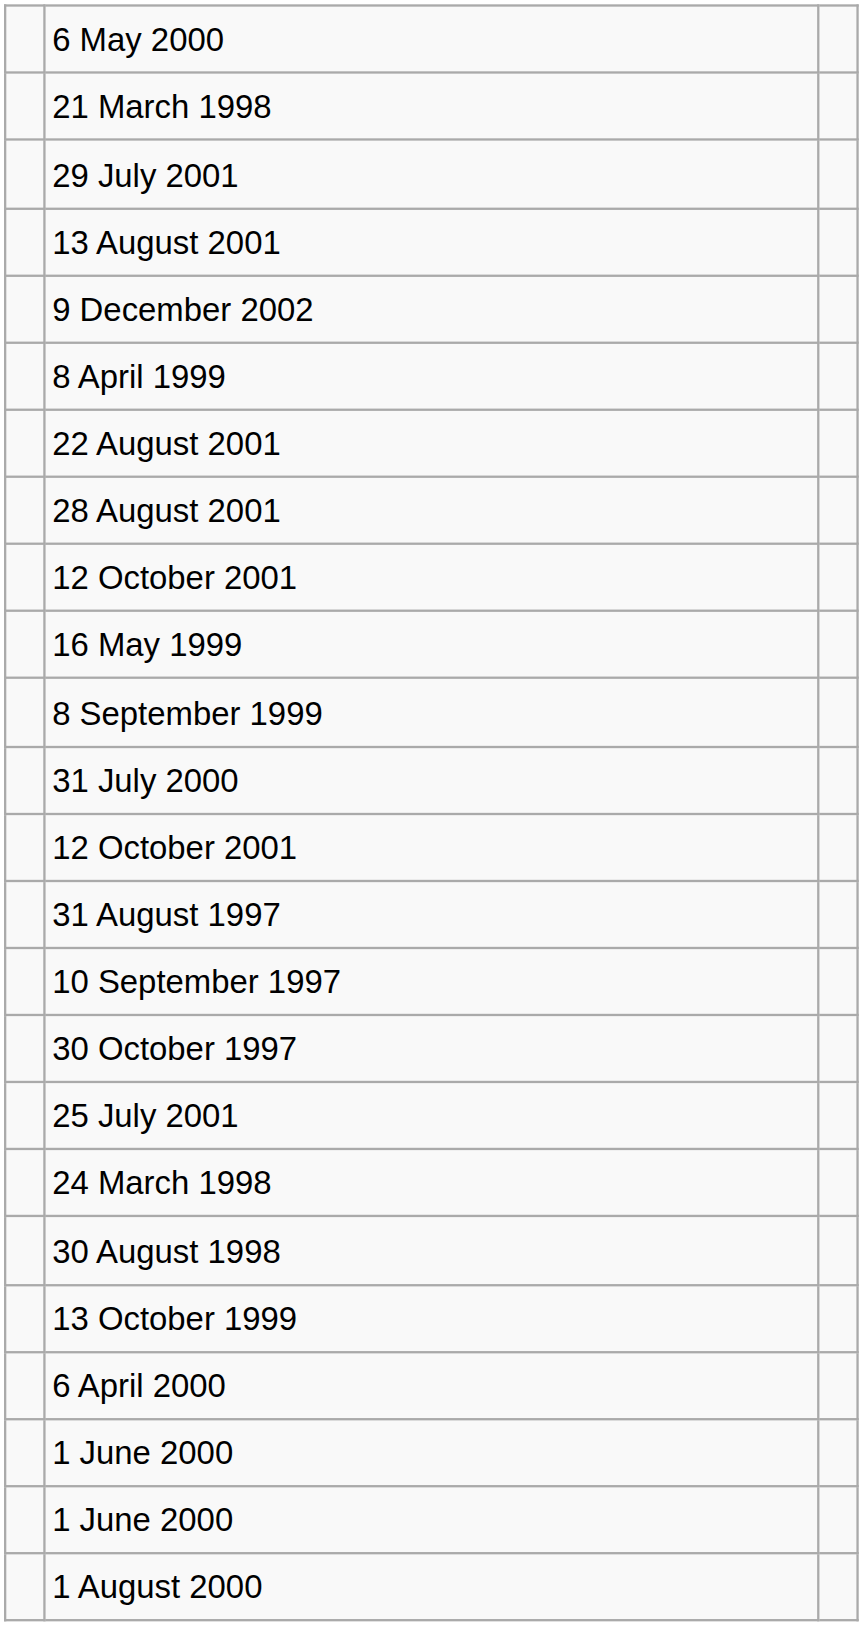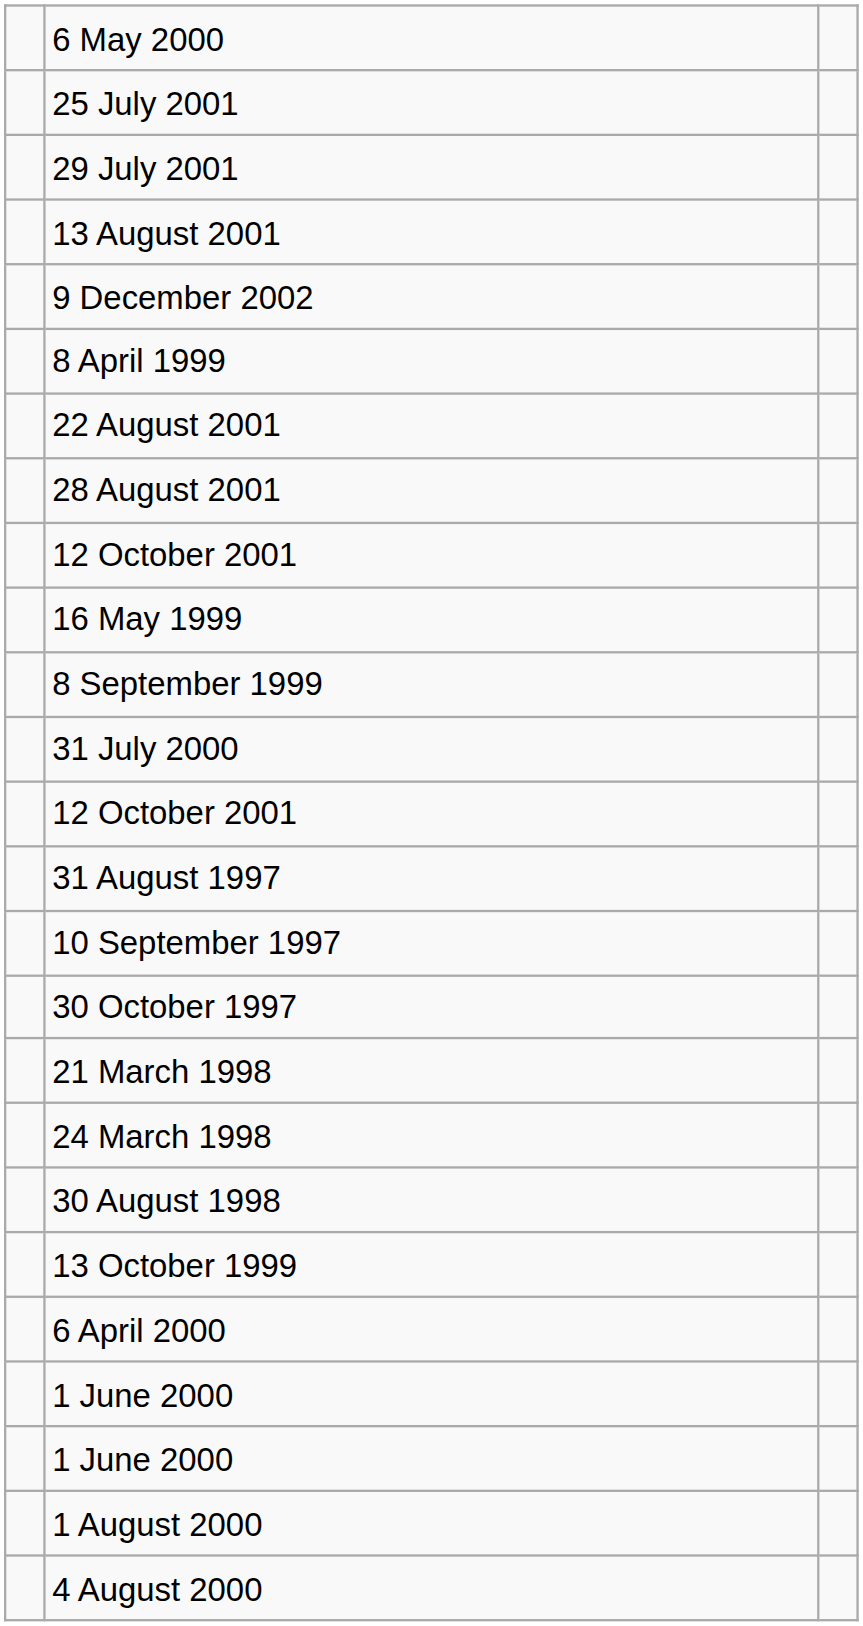rows swapped: (25, 1116) <-> (25, 107)
+ row: (25, 1588)
